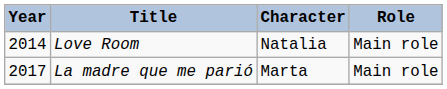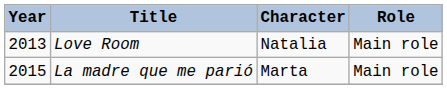(27, 44) 2014 -> (27, 44) 2013
(27, 71) 2017 -> (27, 71) 2015
